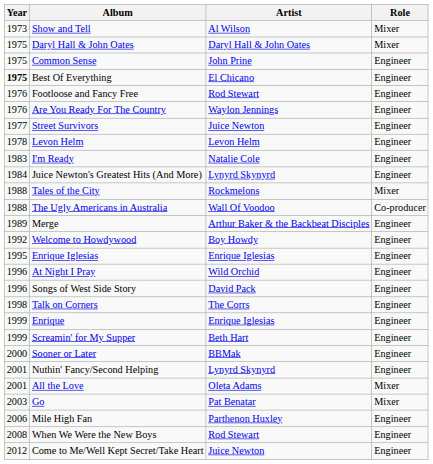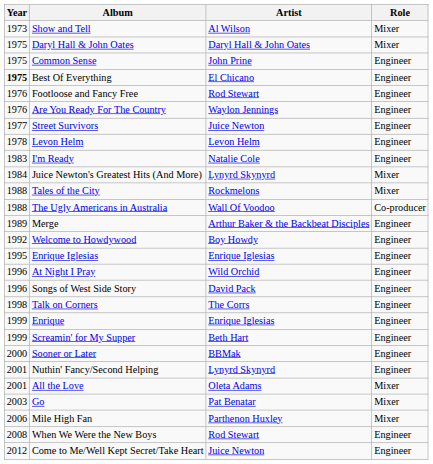(393, 175) Engineer -> (387, 175) Mixer
(393, 418) Engineer -> (387, 418) Mixer
